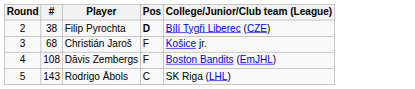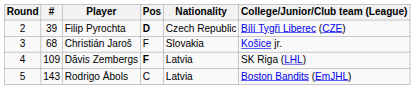+ column: (201, 12)
(52, 28) 38 -> (52, 28) 39
(52, 60) 108 -> (52, 60) 109
(146, 60) normal -> (146, 60) bold
(221, 60) Boston Bandits (EmJHL) -> (274, 60) SK Riga (LHL)
(198, 76) SK Riga (LHL) -> (296, 76) Boston Bandits (EmJHL)
